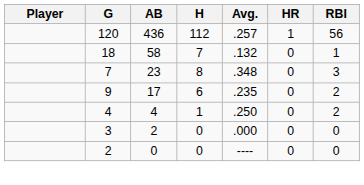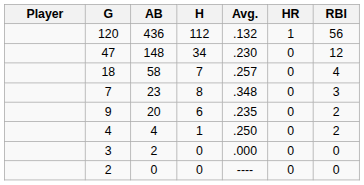(245, 33) .257 -> (245, 33) .132
+ row: (108, 53)
(245, 53) .132 -> (245, 72) .257
(336, 53) 1 -> (336, 72) 4
(154, 92) 17 -> (154, 111) 20
